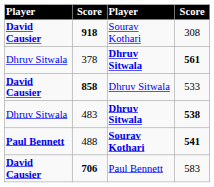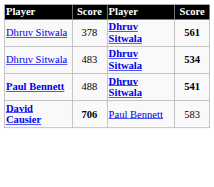- row: (89, 33)
- row: (89, 87)
(192, 114) 538 -> (192, 60) 534
(127, 141) Sourav Kothari -> (125, 87) Dhruv Sitwala
